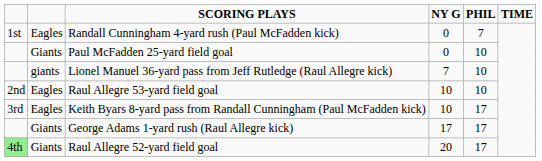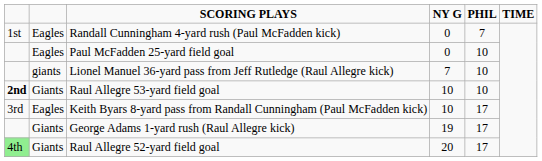(46, 52) Giants -> (48, 52) Eagles
(16, 90) normal -> (17, 90) bold
(47, 90) Eagles -> (48, 90) Giants
(446, 128) 17 -> (447, 128) 19
